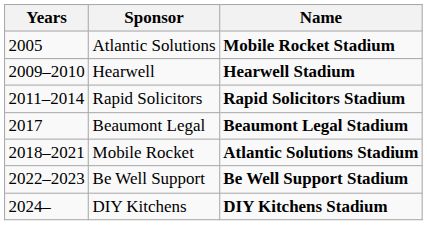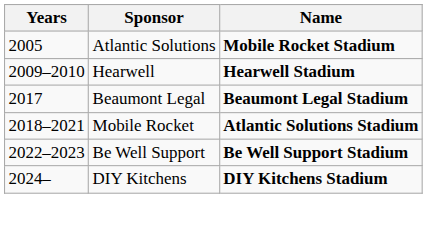- row: (147, 98)
